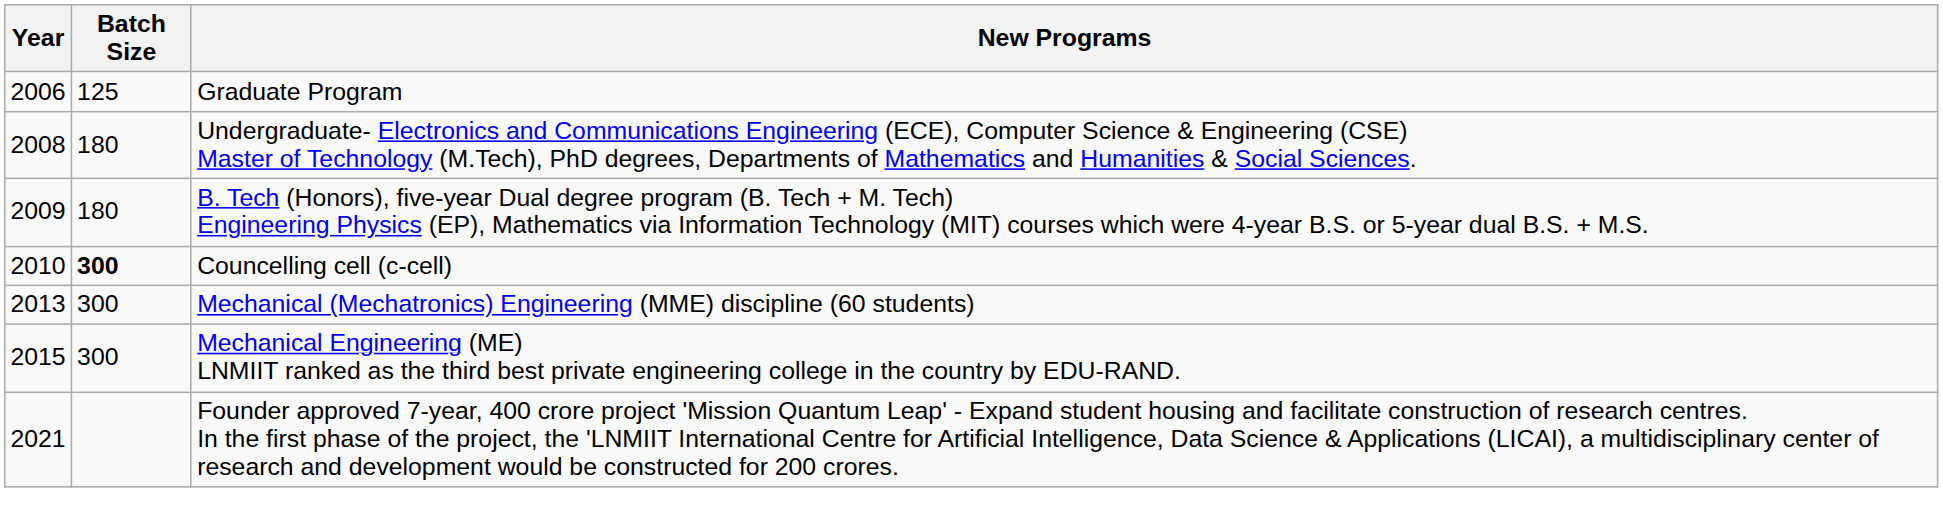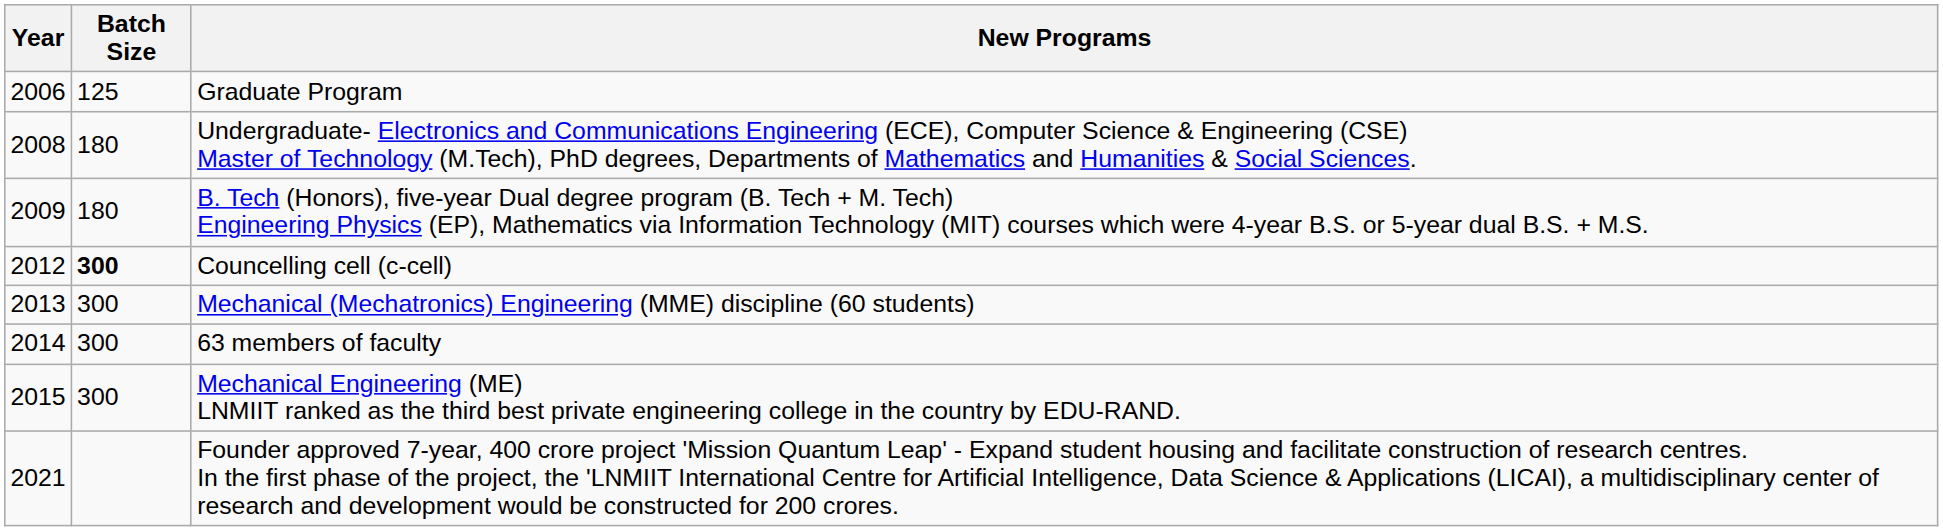(38, 265) 2010 -> (38, 265) 2012
+ row: (319, 343)
